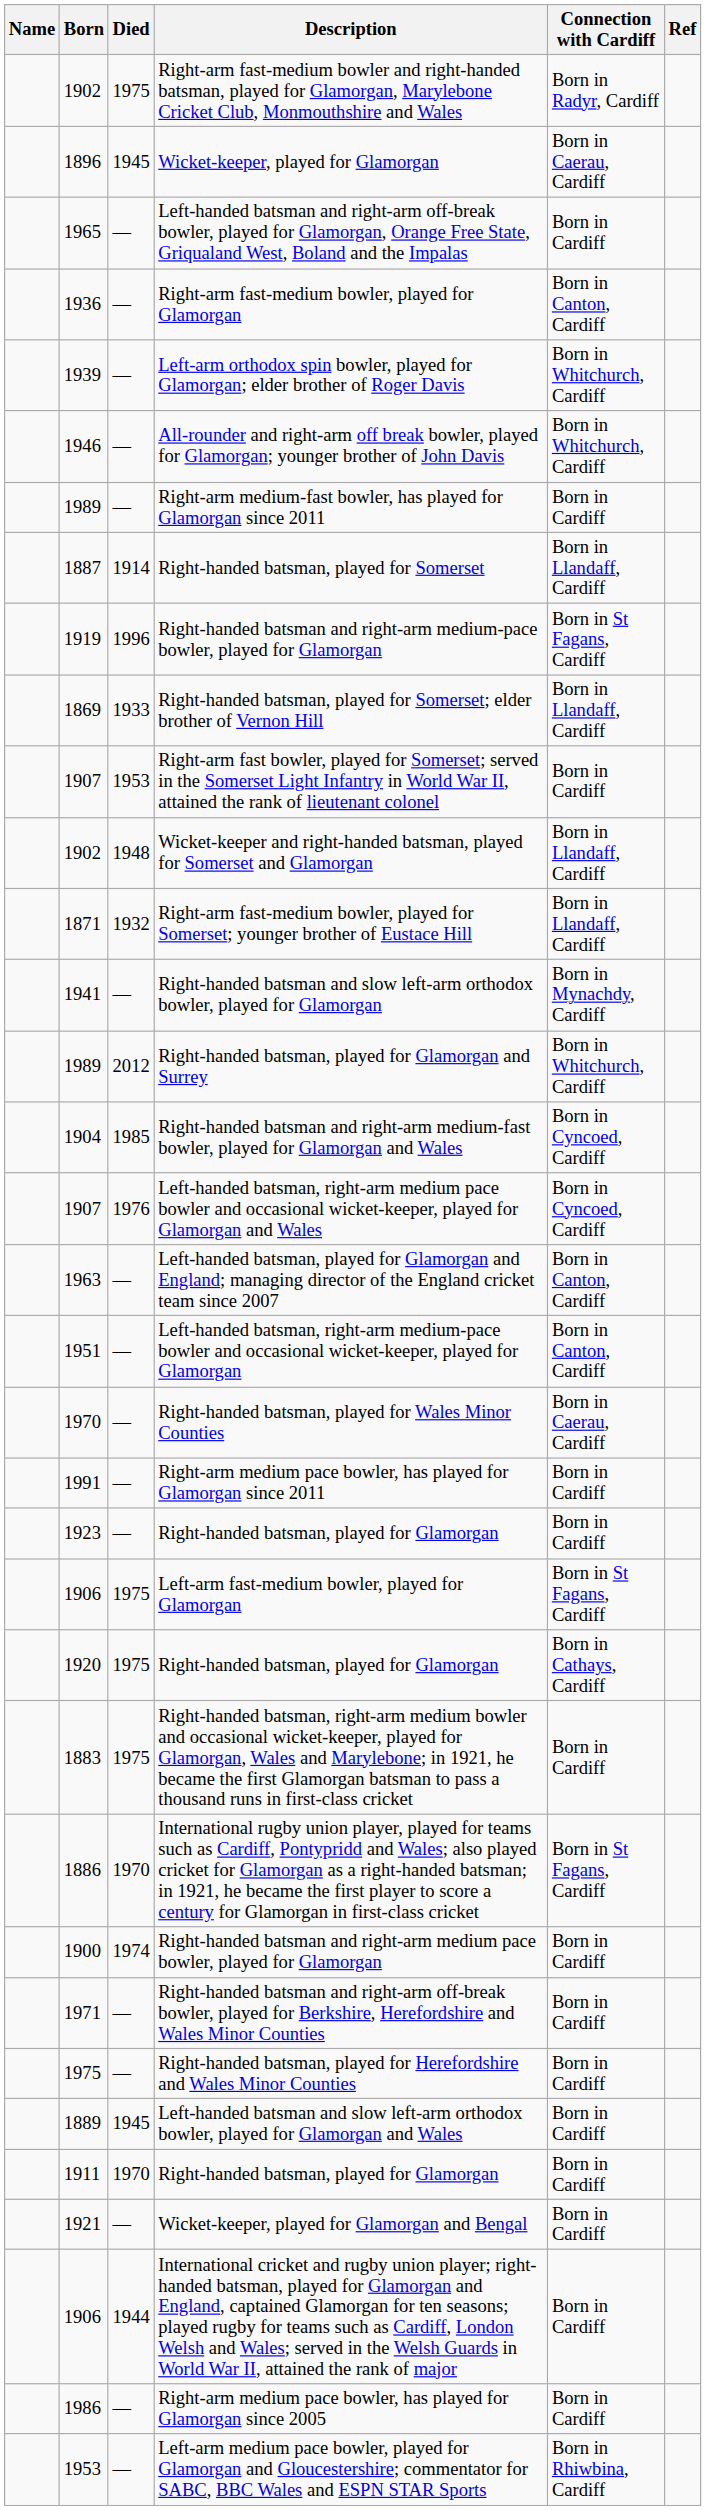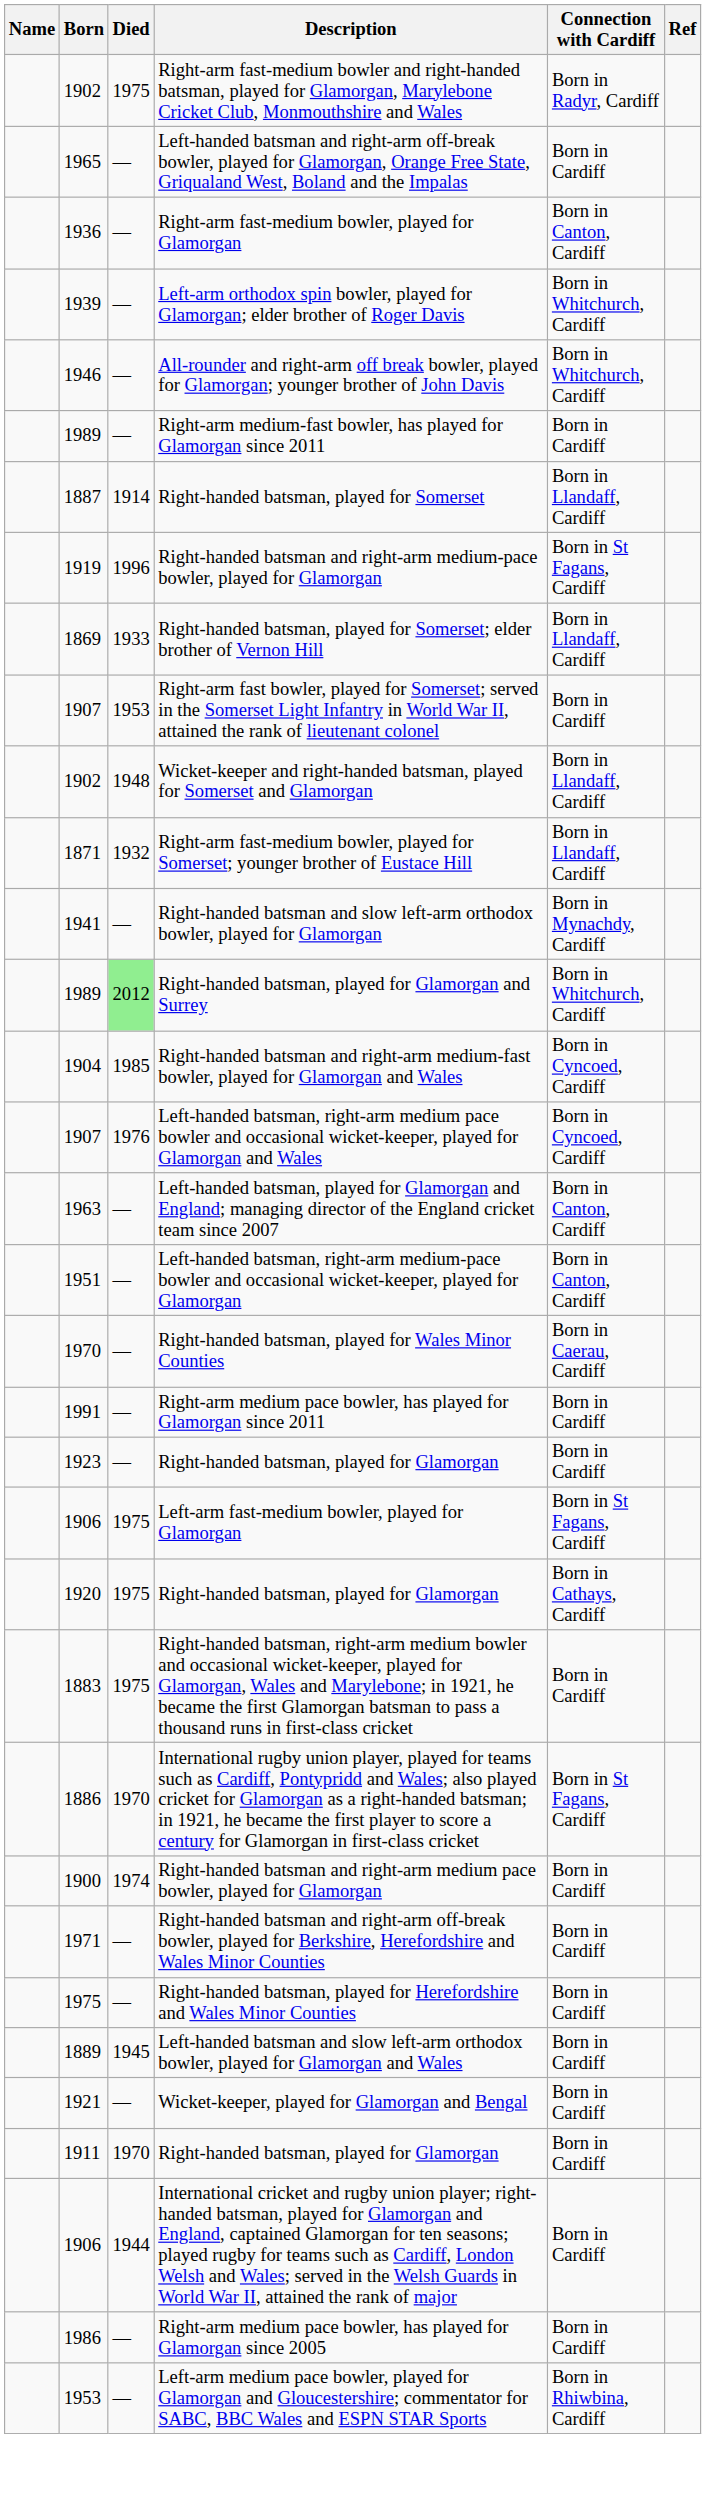- row: (82, 161)
(131, 1066) no background -> (131, 995) lightgreen background
rows swapped: (82, 2224) <-> (82, 2174)
